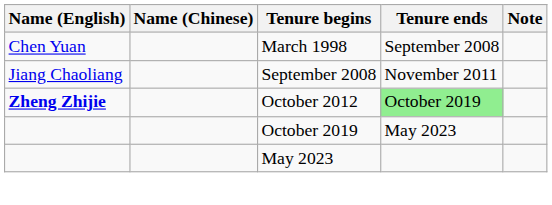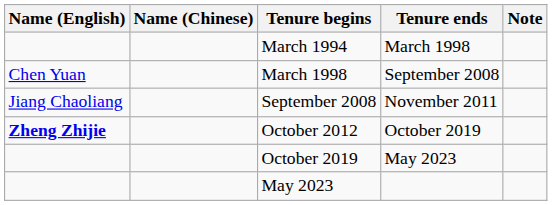+ row: (304, 46)
(433, 102) lightgreen background -> (433, 130) no background
